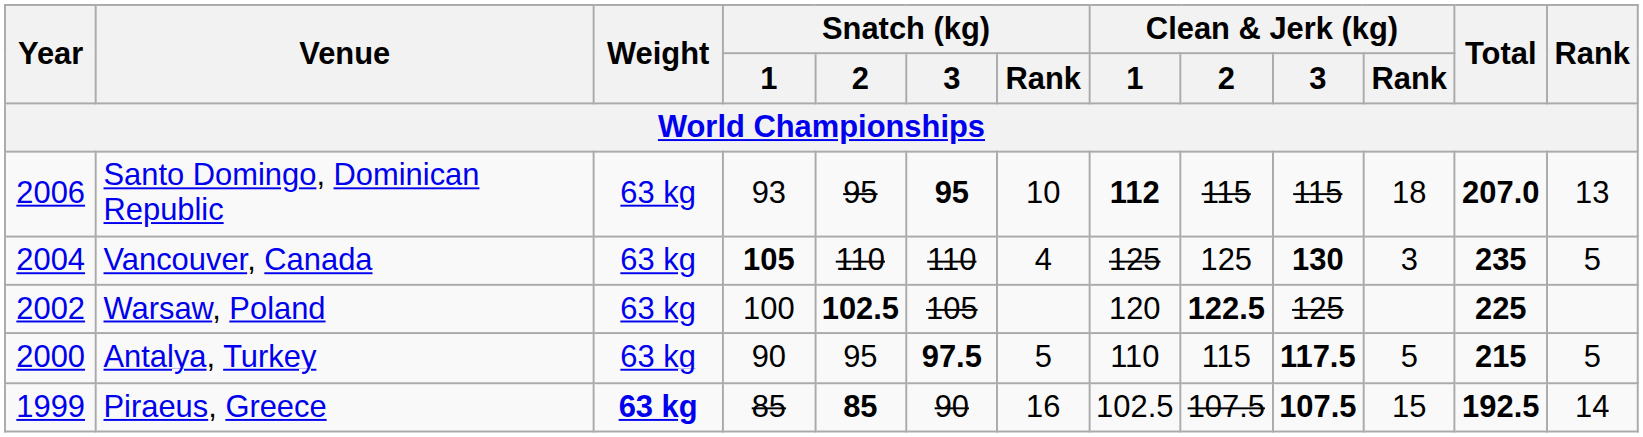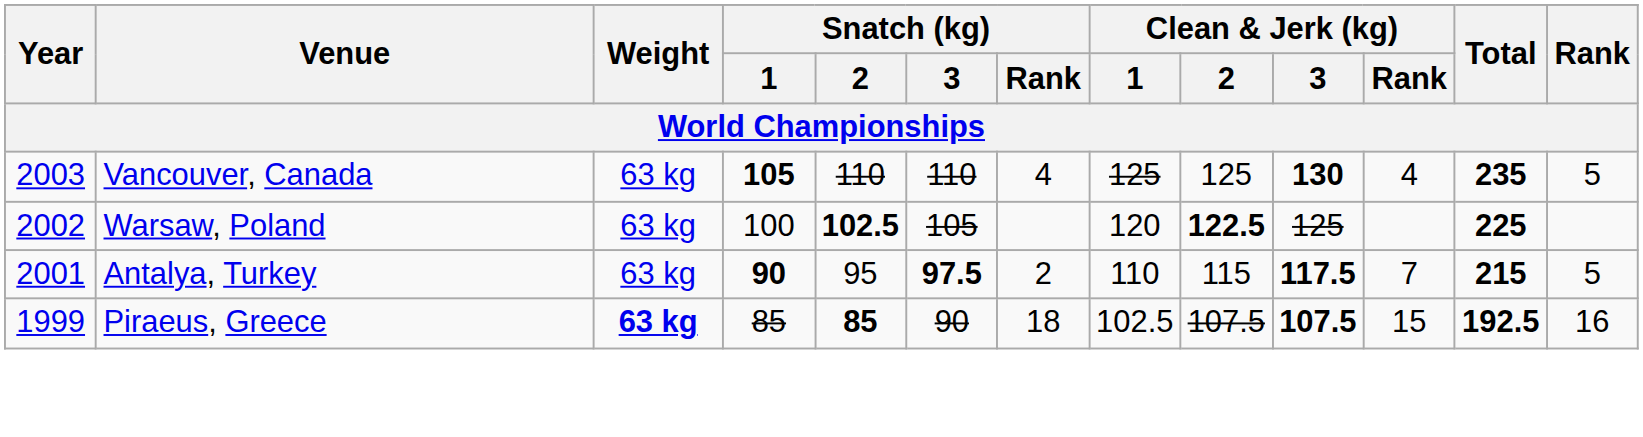- row: (291, 193)
(51, 259) 2004 -> (51, 175) 2003
(1409, 259) 3 -> (1409, 175) 4
(51, 357) 2000 -> (51, 273) 2001
(769, 357) normal -> (769, 273) bold
(1043, 357) 5 -> (1043, 273) 2
(1409, 357) 5 -> (1409, 273) 7
(1043, 406) 16 -> (1043, 322) 18
(1592, 406) 14 -> (1592, 322) 16
